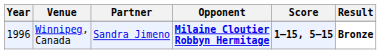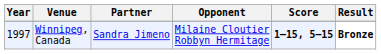(19, 35) 1996 -> (19, 35) 1997
(222, 35) bold -> (222, 35) normal
